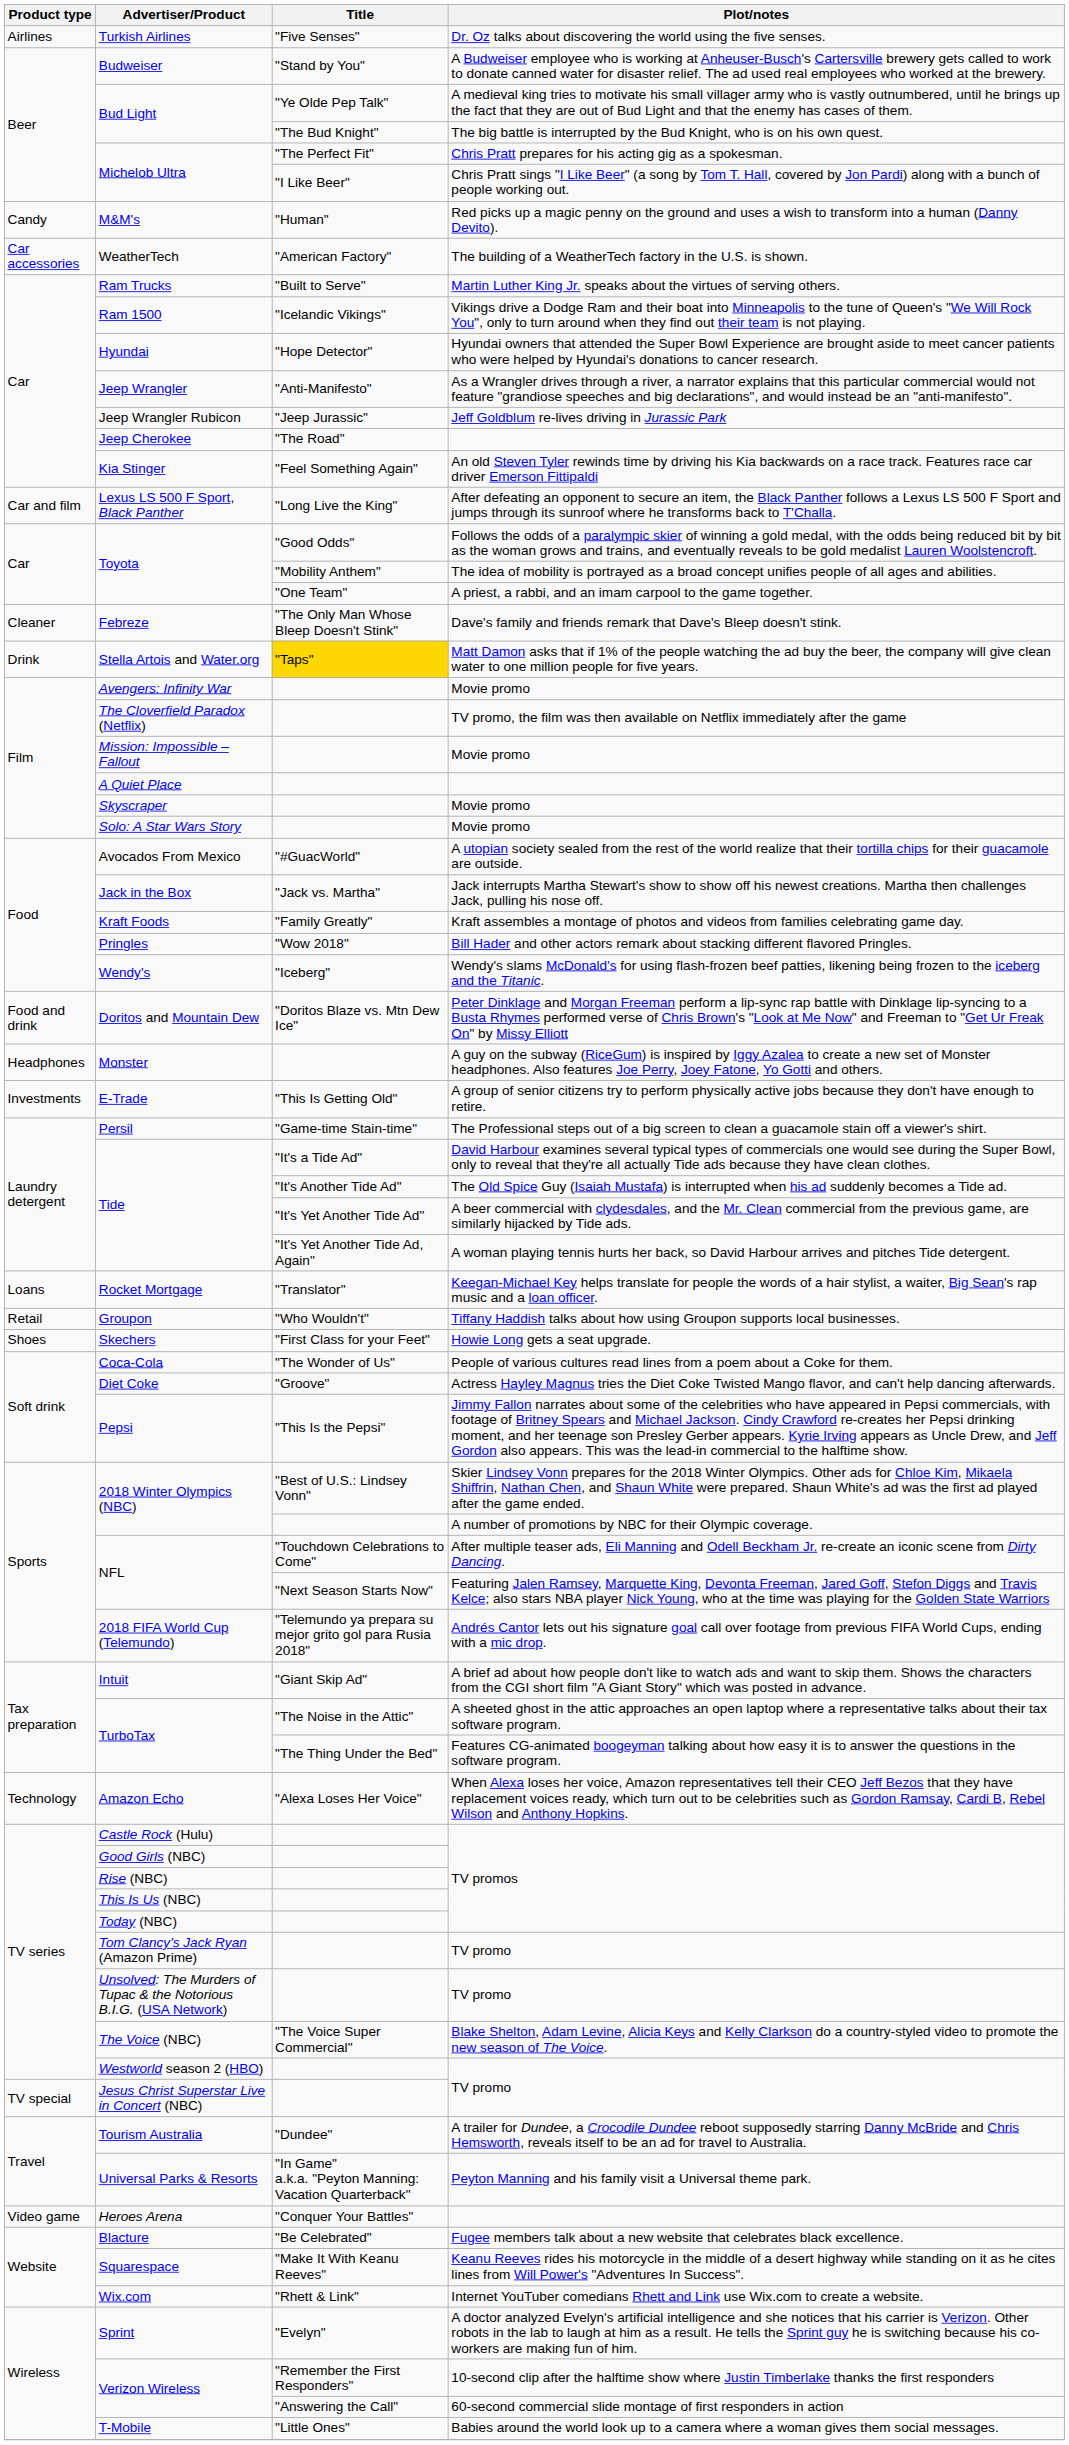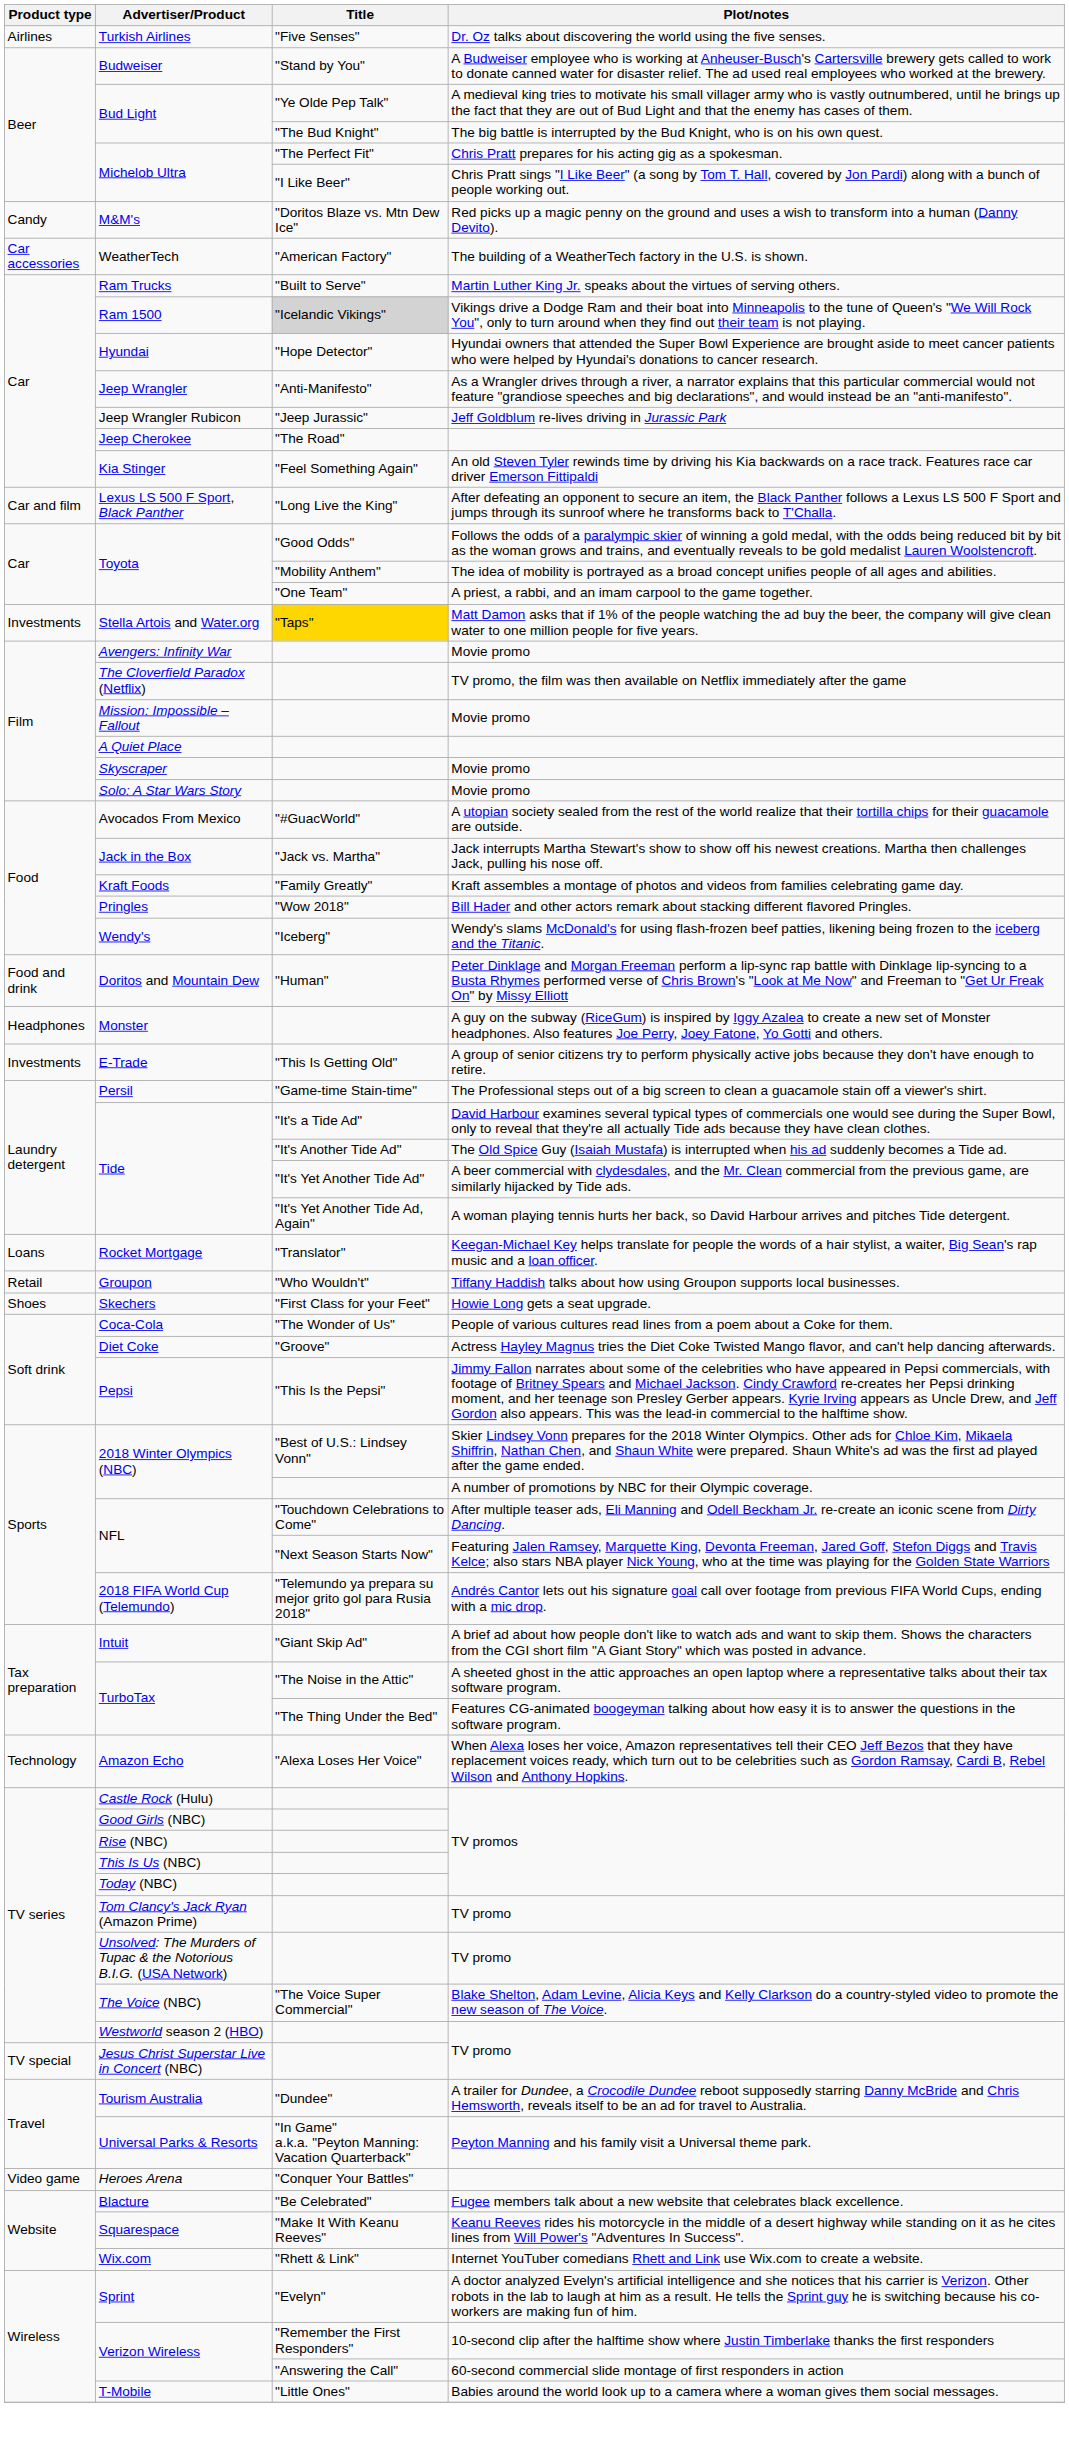(302, 219) "Human" -> (357, 219) "Doritos Blaze vs. Mtn Dew Ice"
(330, 315) no background -> (330, 315) lightgrey background
- row: (124, 622)
(23, 659) Drink -> (44, 622) Investments
(357, 1017) "Doritos Blaze vs. Mtn Dew Ice" -> (302, 980) "Human"
